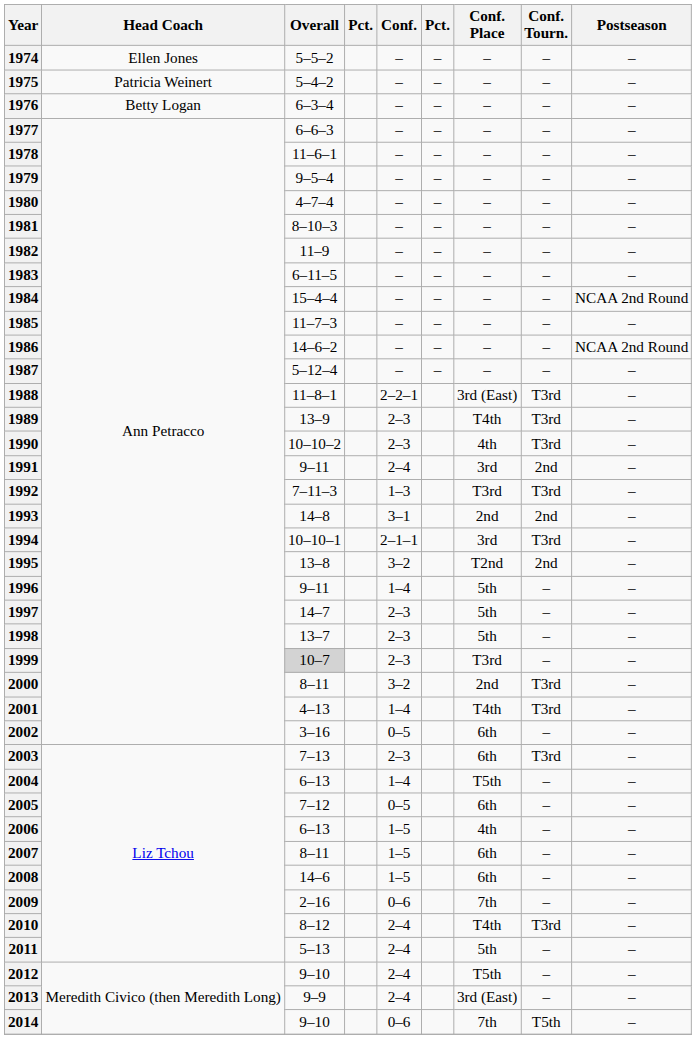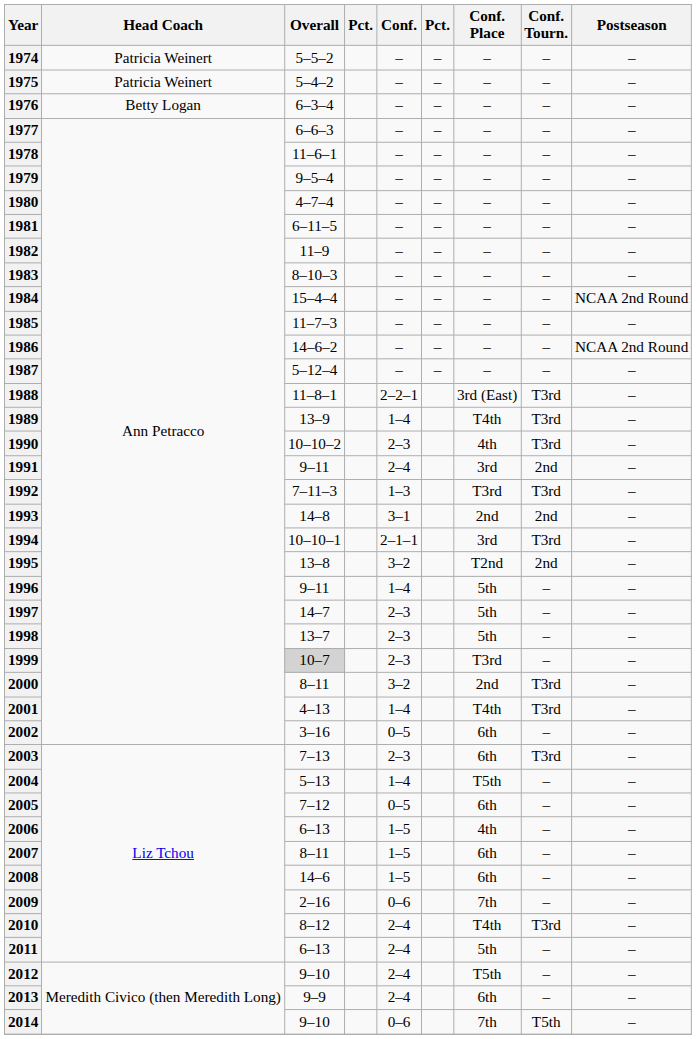(163, 57) Ellen Jones -> (163, 57) Patricia Weinert
(315, 226) 8–10–3 -> (315, 226) 6–11–5
(315, 274) 6–11–5 -> (315, 274) 8–10–3
(399, 419) 2–3 -> (399, 419) 1–4
(315, 780) 6–13 -> (315, 780) 5–13
(315, 949) 5–13 -> (315, 949) 6–13
(487, 997) 3rd (East) -> (487, 997) 6th
